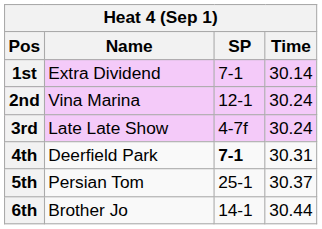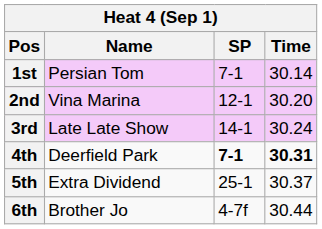(104, 73) Extra Dividend -> (96, 73) Persian Tom
(291, 100) 30.24 -> (291, 100) 30.20
(233, 127) 4-7f -> (235, 127) 14-1
(291, 155) normal -> (291, 155) bold
(96, 182) Persian Tom -> (104, 182) Extra Dividend
(235, 210) 14-1 -> (233, 210) 4-7f
